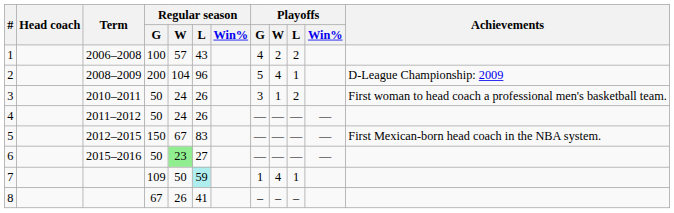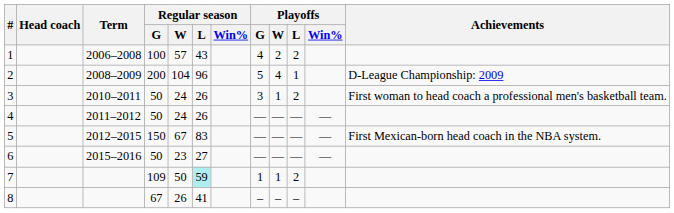(181, 156) lightgreen background -> (181, 156) no background
(278, 177) 4 -> (278, 177) 1
(296, 177) 1 -> (296, 177) 2
